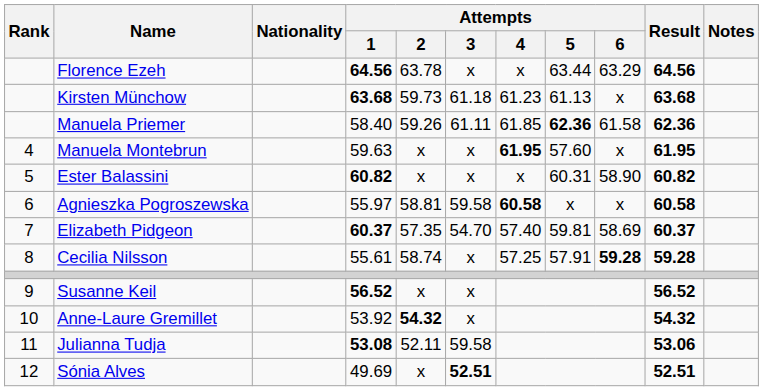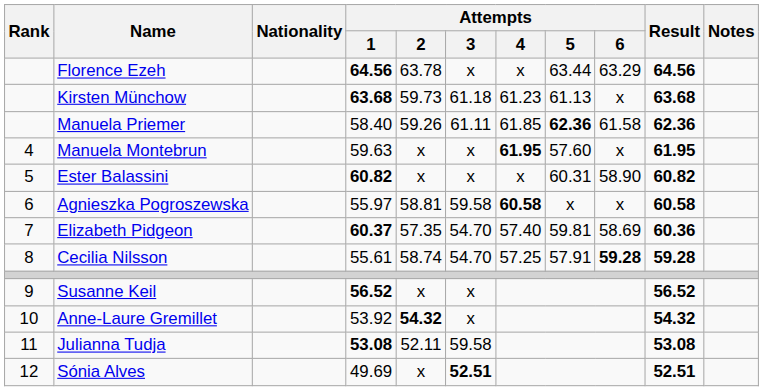(674, 230) 60.37 -> (674, 230) 60.36
(471, 257) x -> (471, 257) 54.70
(674, 345) 53.06 -> (674, 345) 53.08
